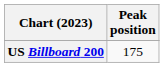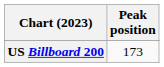(133, 51) 175 -> (133, 51) 173
